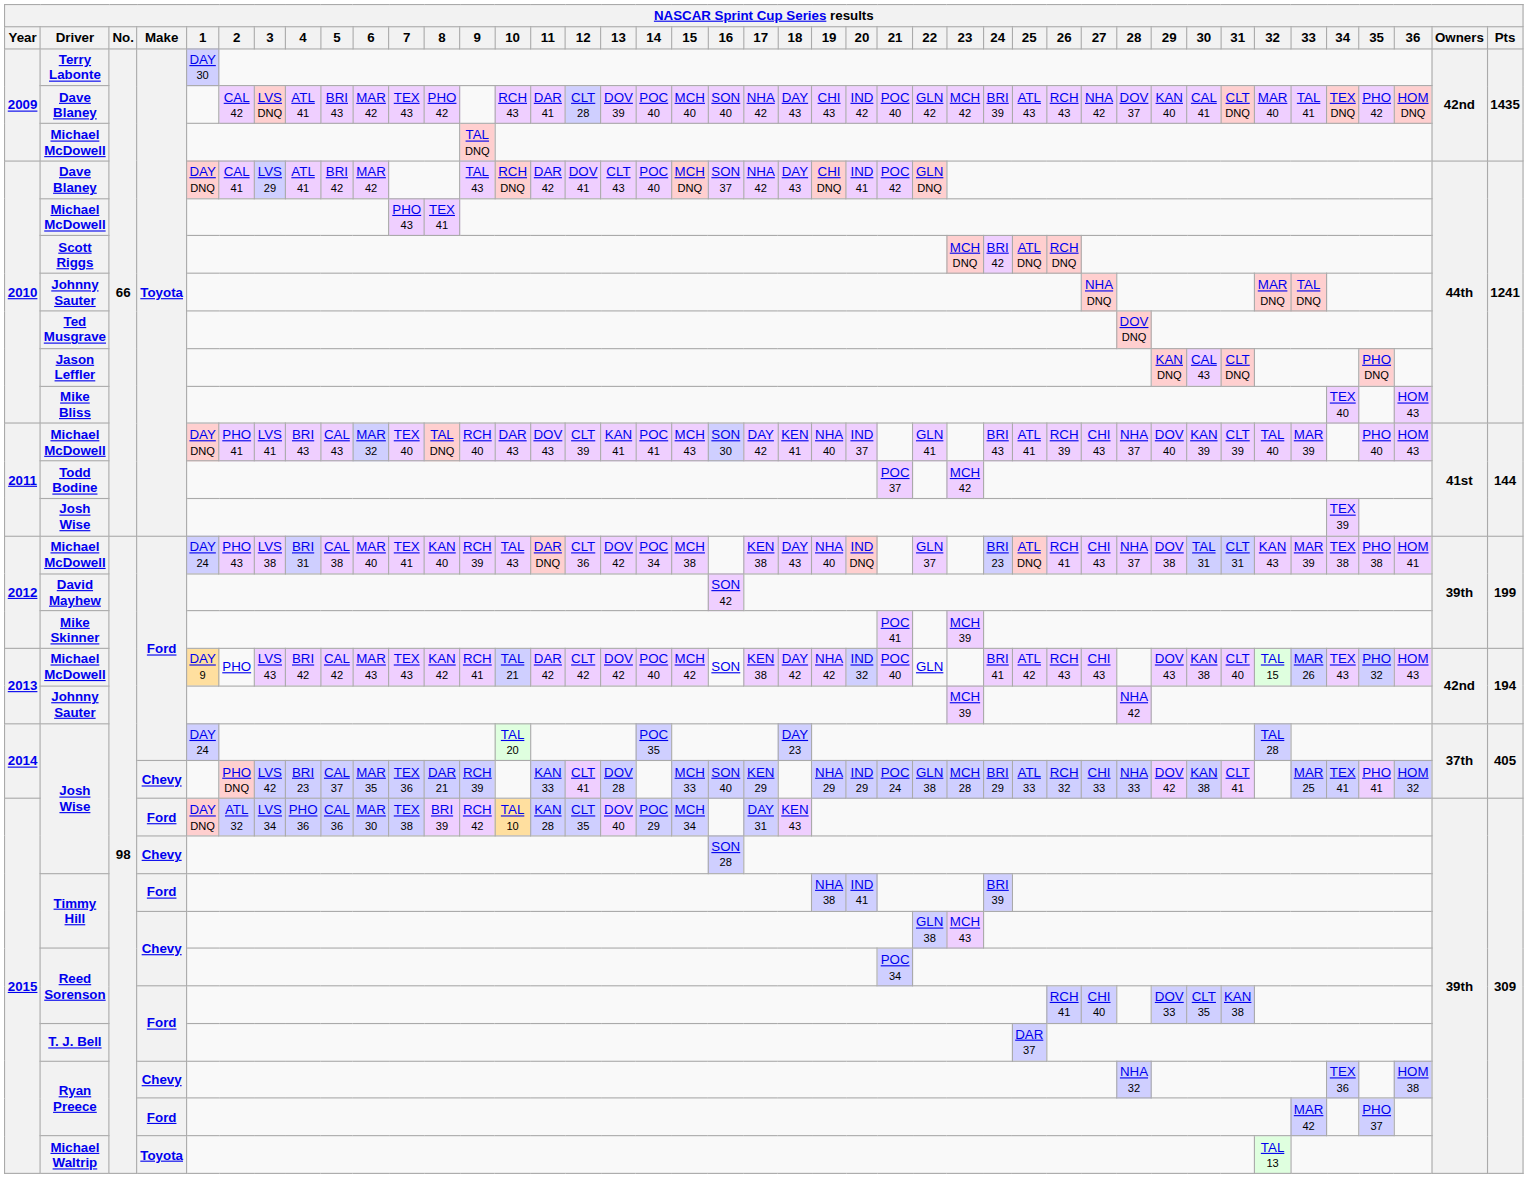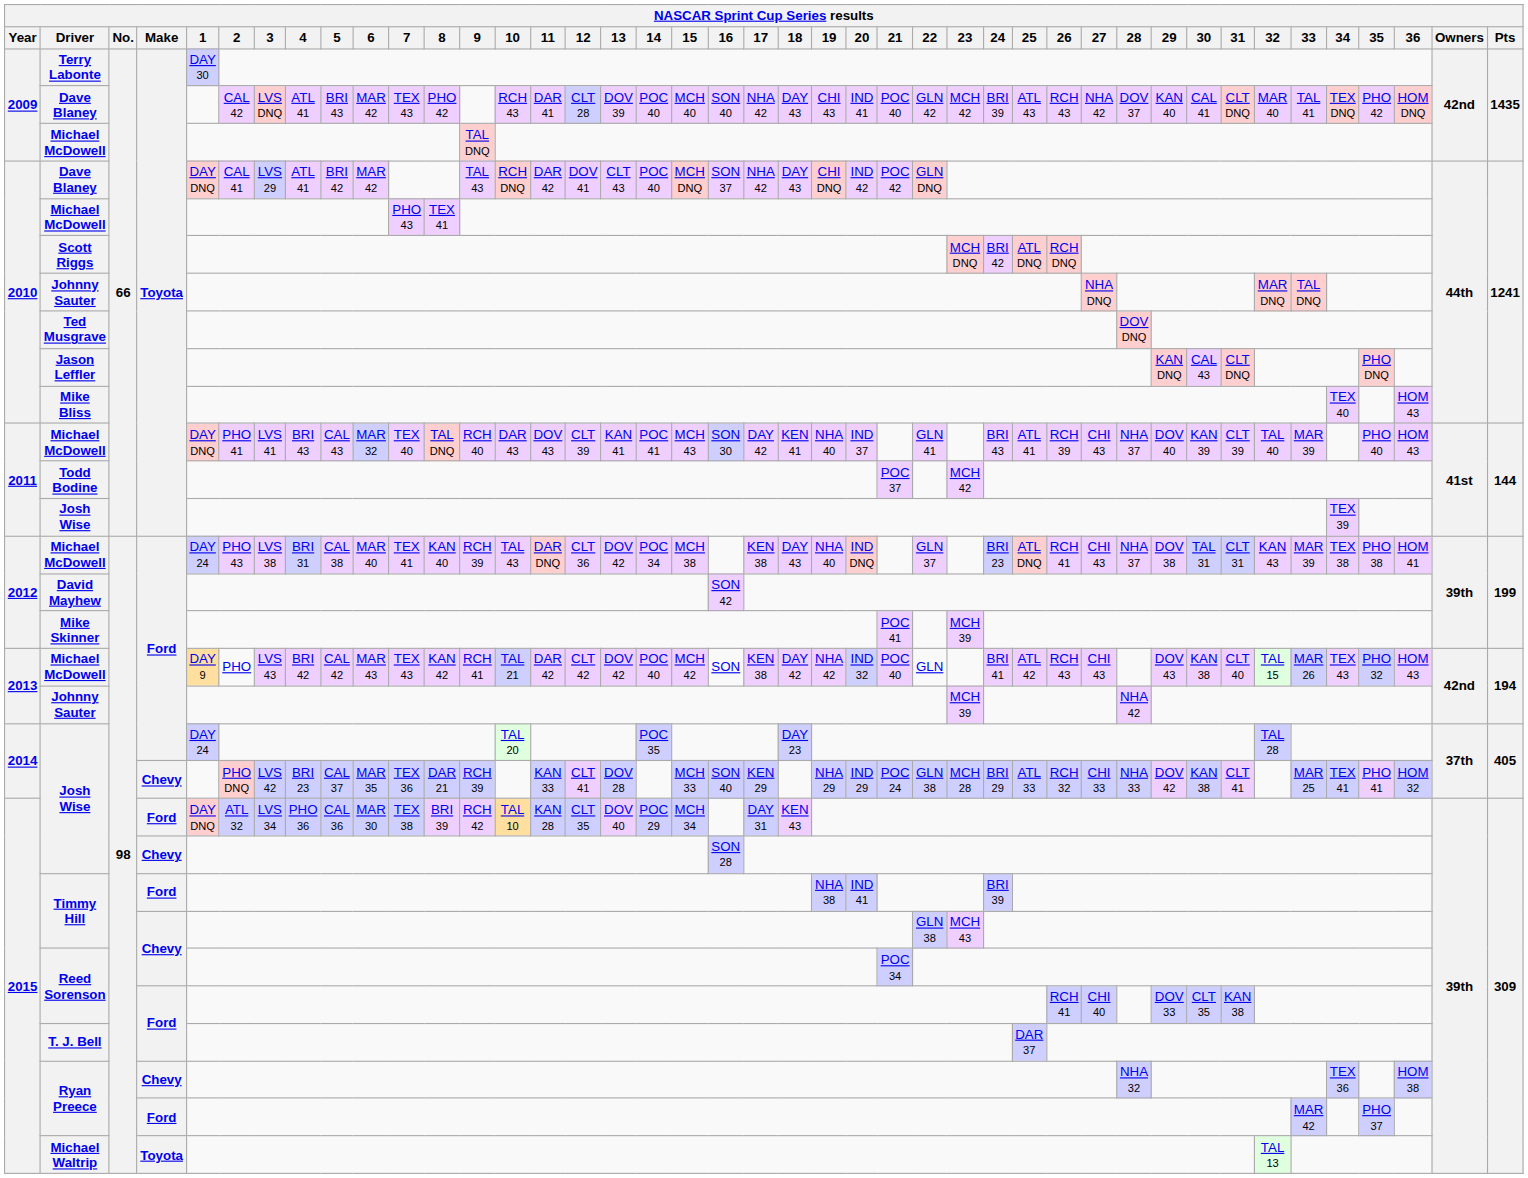(862, 104) IND 42 -> (862, 104) IND 41
(862, 179) IND 41 -> (862, 179) IND 42
